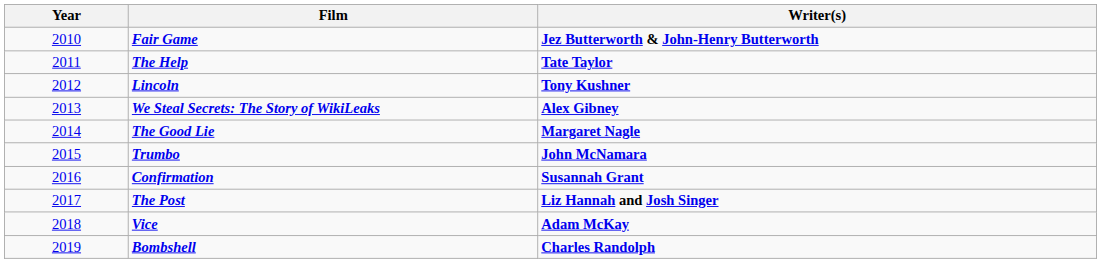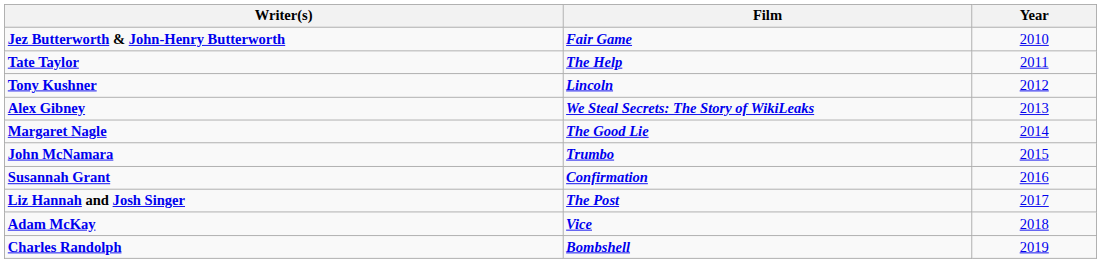columns swapped: (66, 16) <-> (817, 16)
